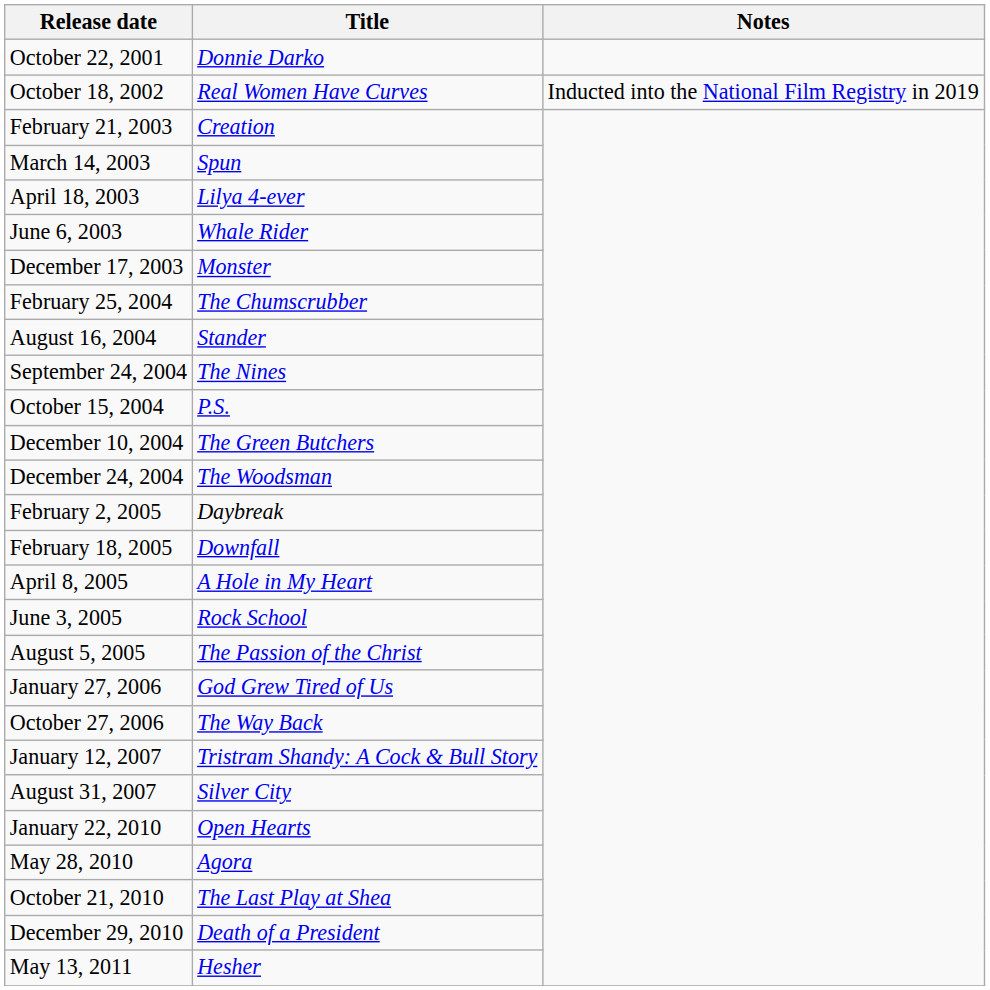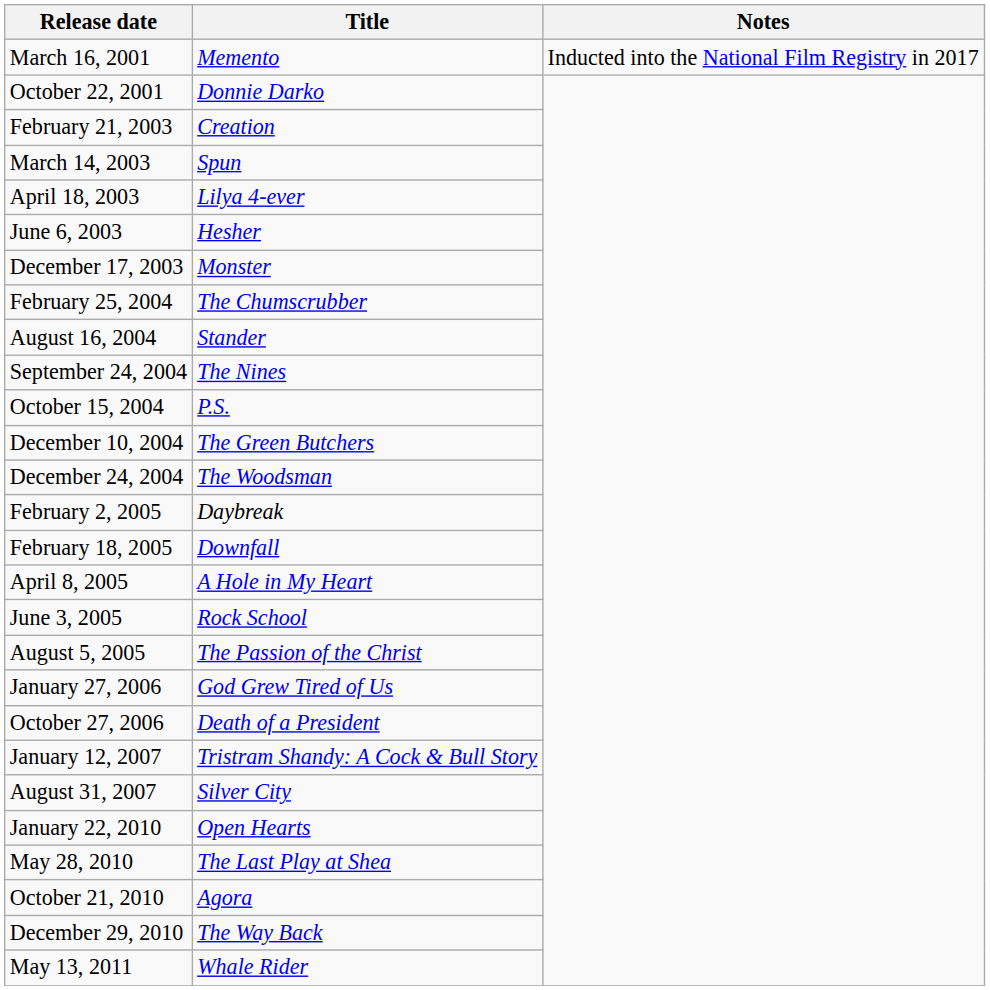+ row: (80, 57)
- row: (87, 92)
(253, 232) Whale Rider -> (229, 232) Hesher
(260, 722) The Way Back -> (288, 722) Death of a President
(225, 862) Agora -> (294, 862) The Last Play at Shea
(294, 897) The Last Play at Shea -> (225, 897) Agora
(288, 932) Death of a President -> (260, 932) The Way Back
(229, 967) Hesher -> (253, 967) Whale Rider
